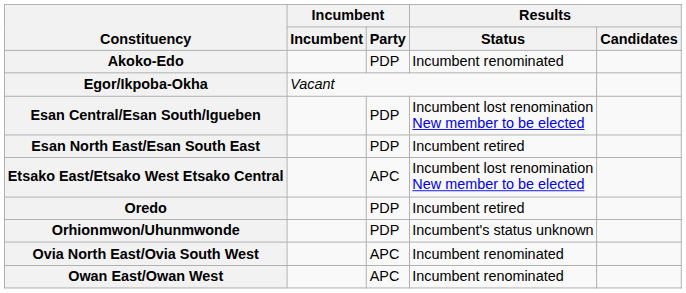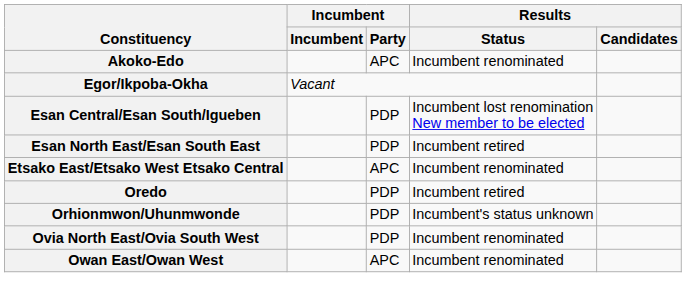(385, 61) PDP -> (385, 61) APC
(503, 177) Incumbent lost renomination New member to be elected -> (488, 169) Incumbent renominated
(385, 253) APC -> (385, 237) PDP
